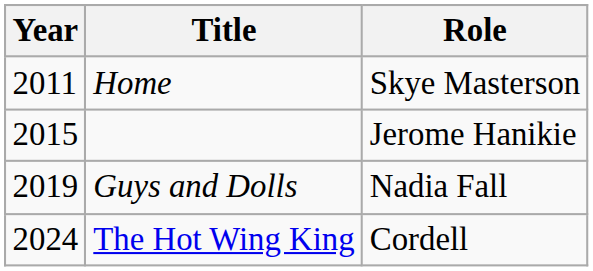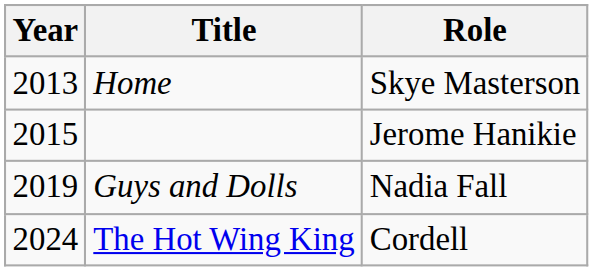(45, 82) 2011 -> (45, 82) 2013
